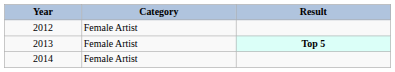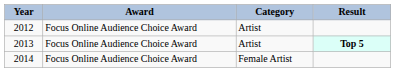+ column: (139, 12)
(111, 28) Female Artist -> (250, 28) Artist
(111, 43) Female Artist -> (250, 43) Artist
